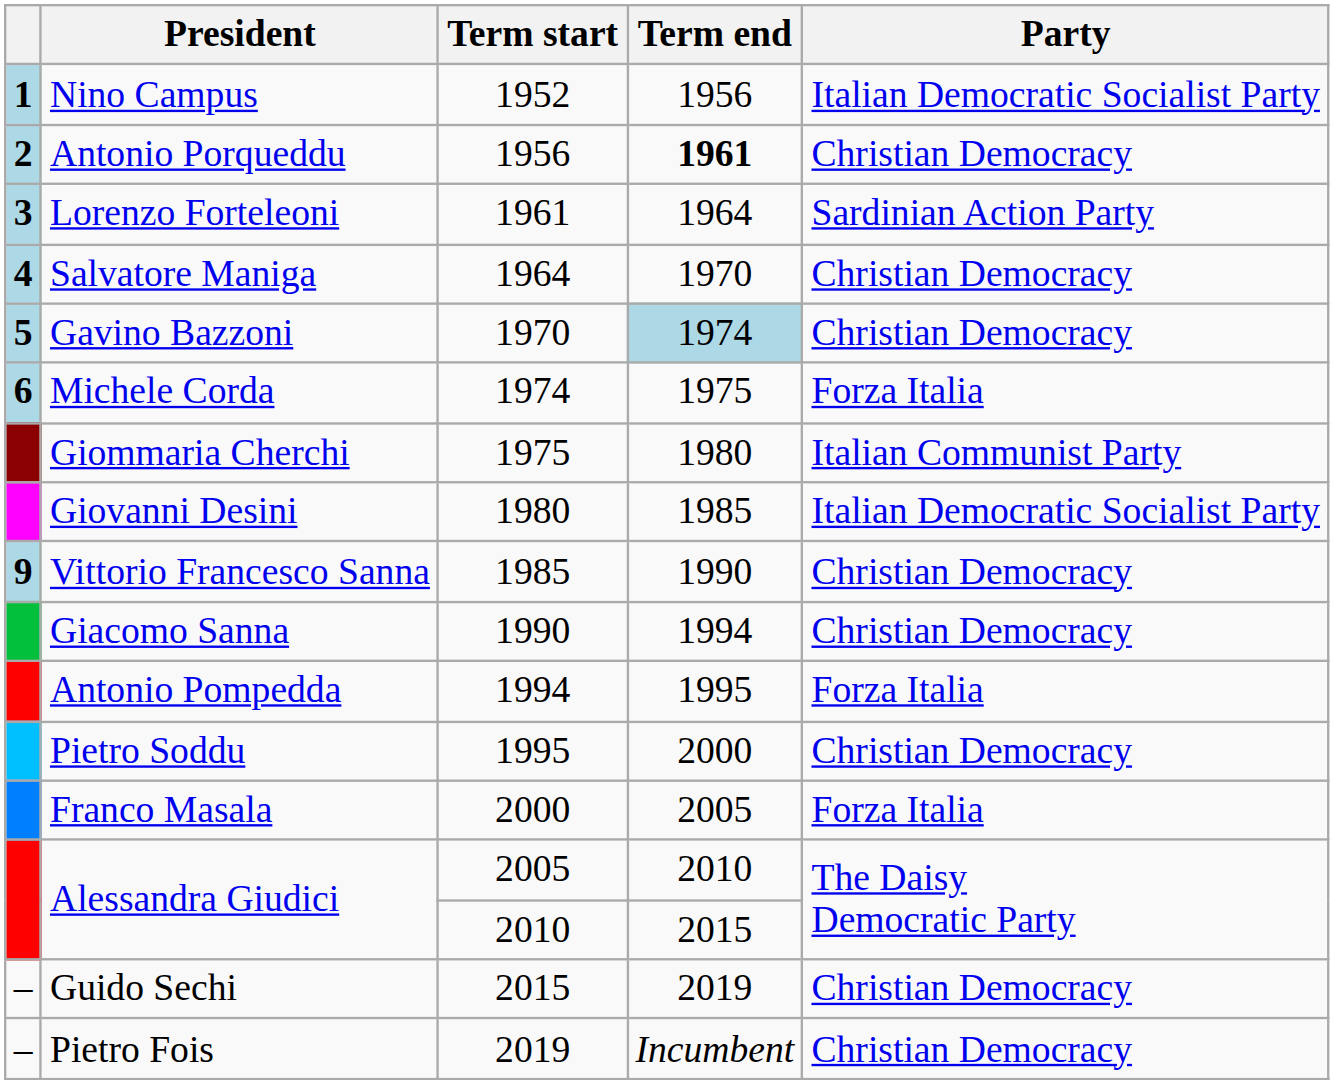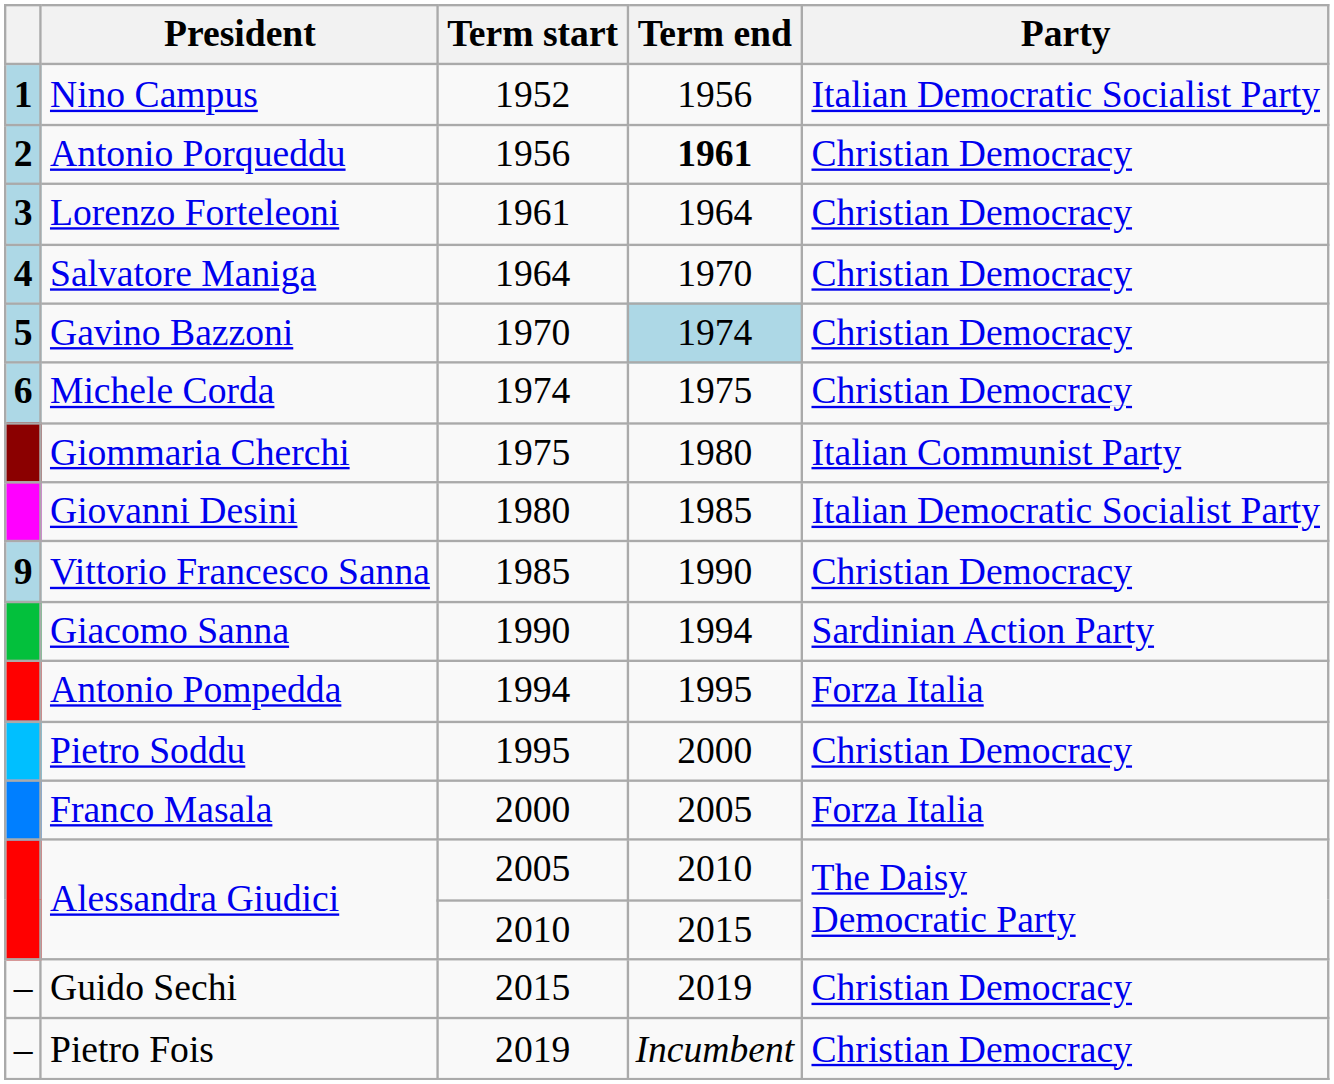(983, 213) Sardinian Action Party -> (972, 213) Christian Democracy
(898, 392) Forza Italia -> (972, 392) Christian Democracy
(972, 630) Christian Democracy -> (983, 630) Sardinian Action Party
